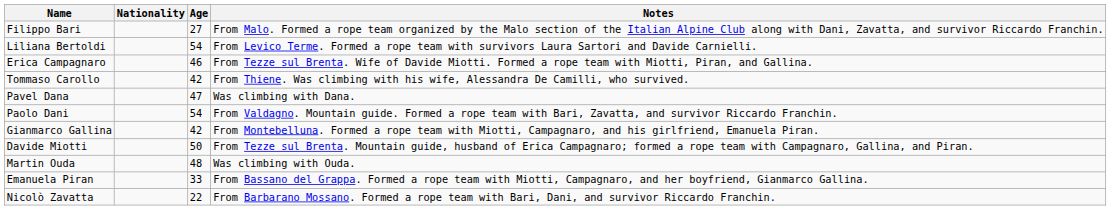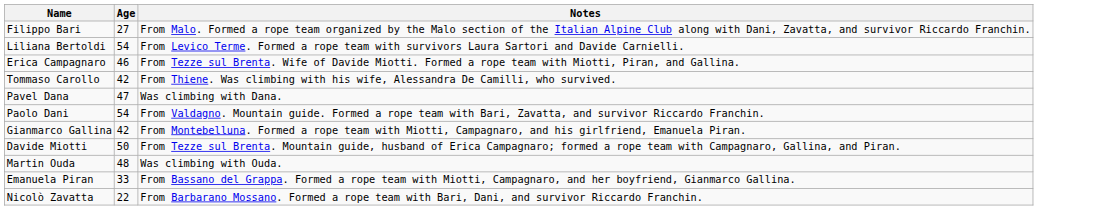- column: (151, 13)
